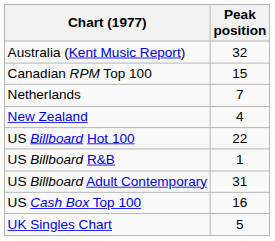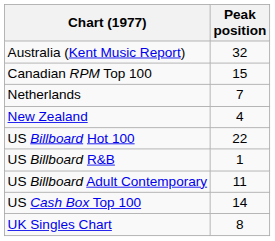(240, 181) 31 -> (240, 181) 11
(240, 203) 16 -> (240, 203) 14
(240, 224) 5 -> (240, 224) 8
